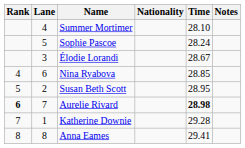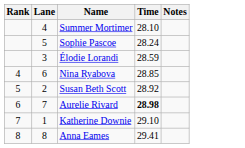- column: (160, 12)
(199, 58) 28.67 -> (148, 58) 28.59
(199, 89) 28.95 -> (148, 89) 28.92
(18, 105) bold -> (18, 105) normal
(199, 120) 29.28 -> (148, 120) 29.10
